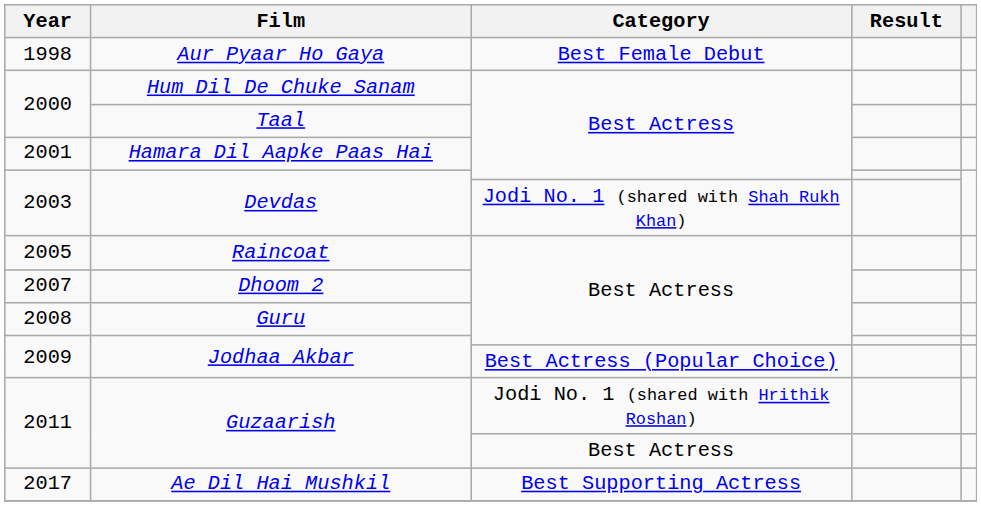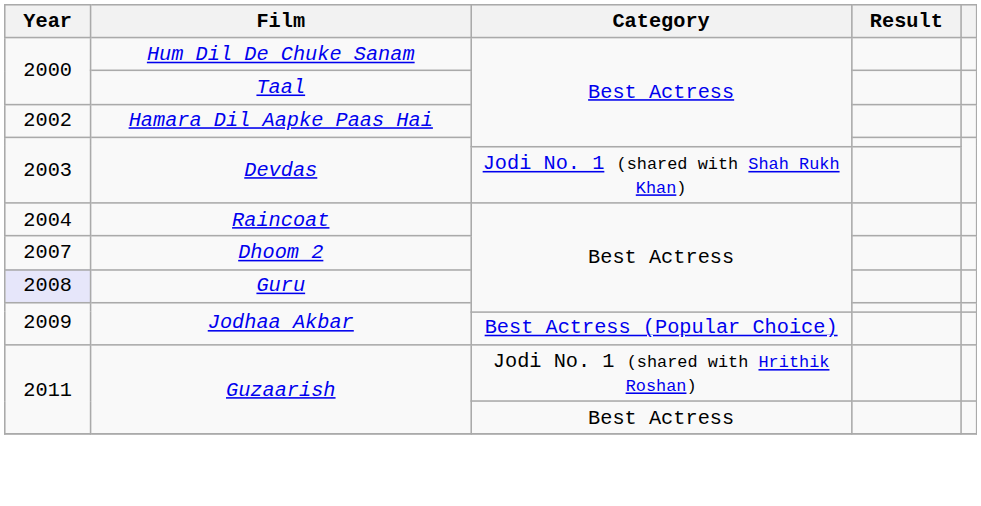- row: (281, 54)
(48, 154) 2001 -> (48, 120) 2002
(48, 253) 2005 -> (48, 220) 2004
(48, 319) no background -> (48, 286) lavender background
- row: (281, 484)
